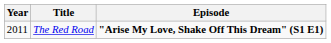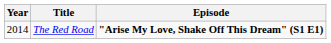(17, 30) 2011 -> (18, 30) 2014
